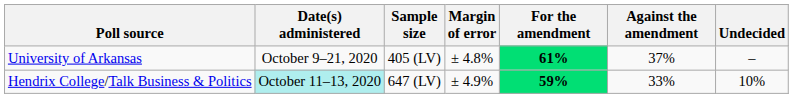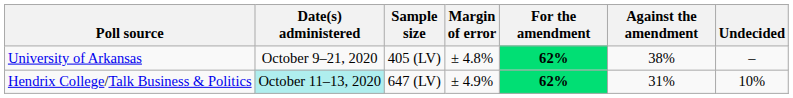(554, 58) 61% -> (554, 58) 62%
(661, 58) 37% -> (661, 58) 38%
(554, 82) 59% -> (554, 82) 62%
(661, 82) 33% -> (661, 82) 31%
